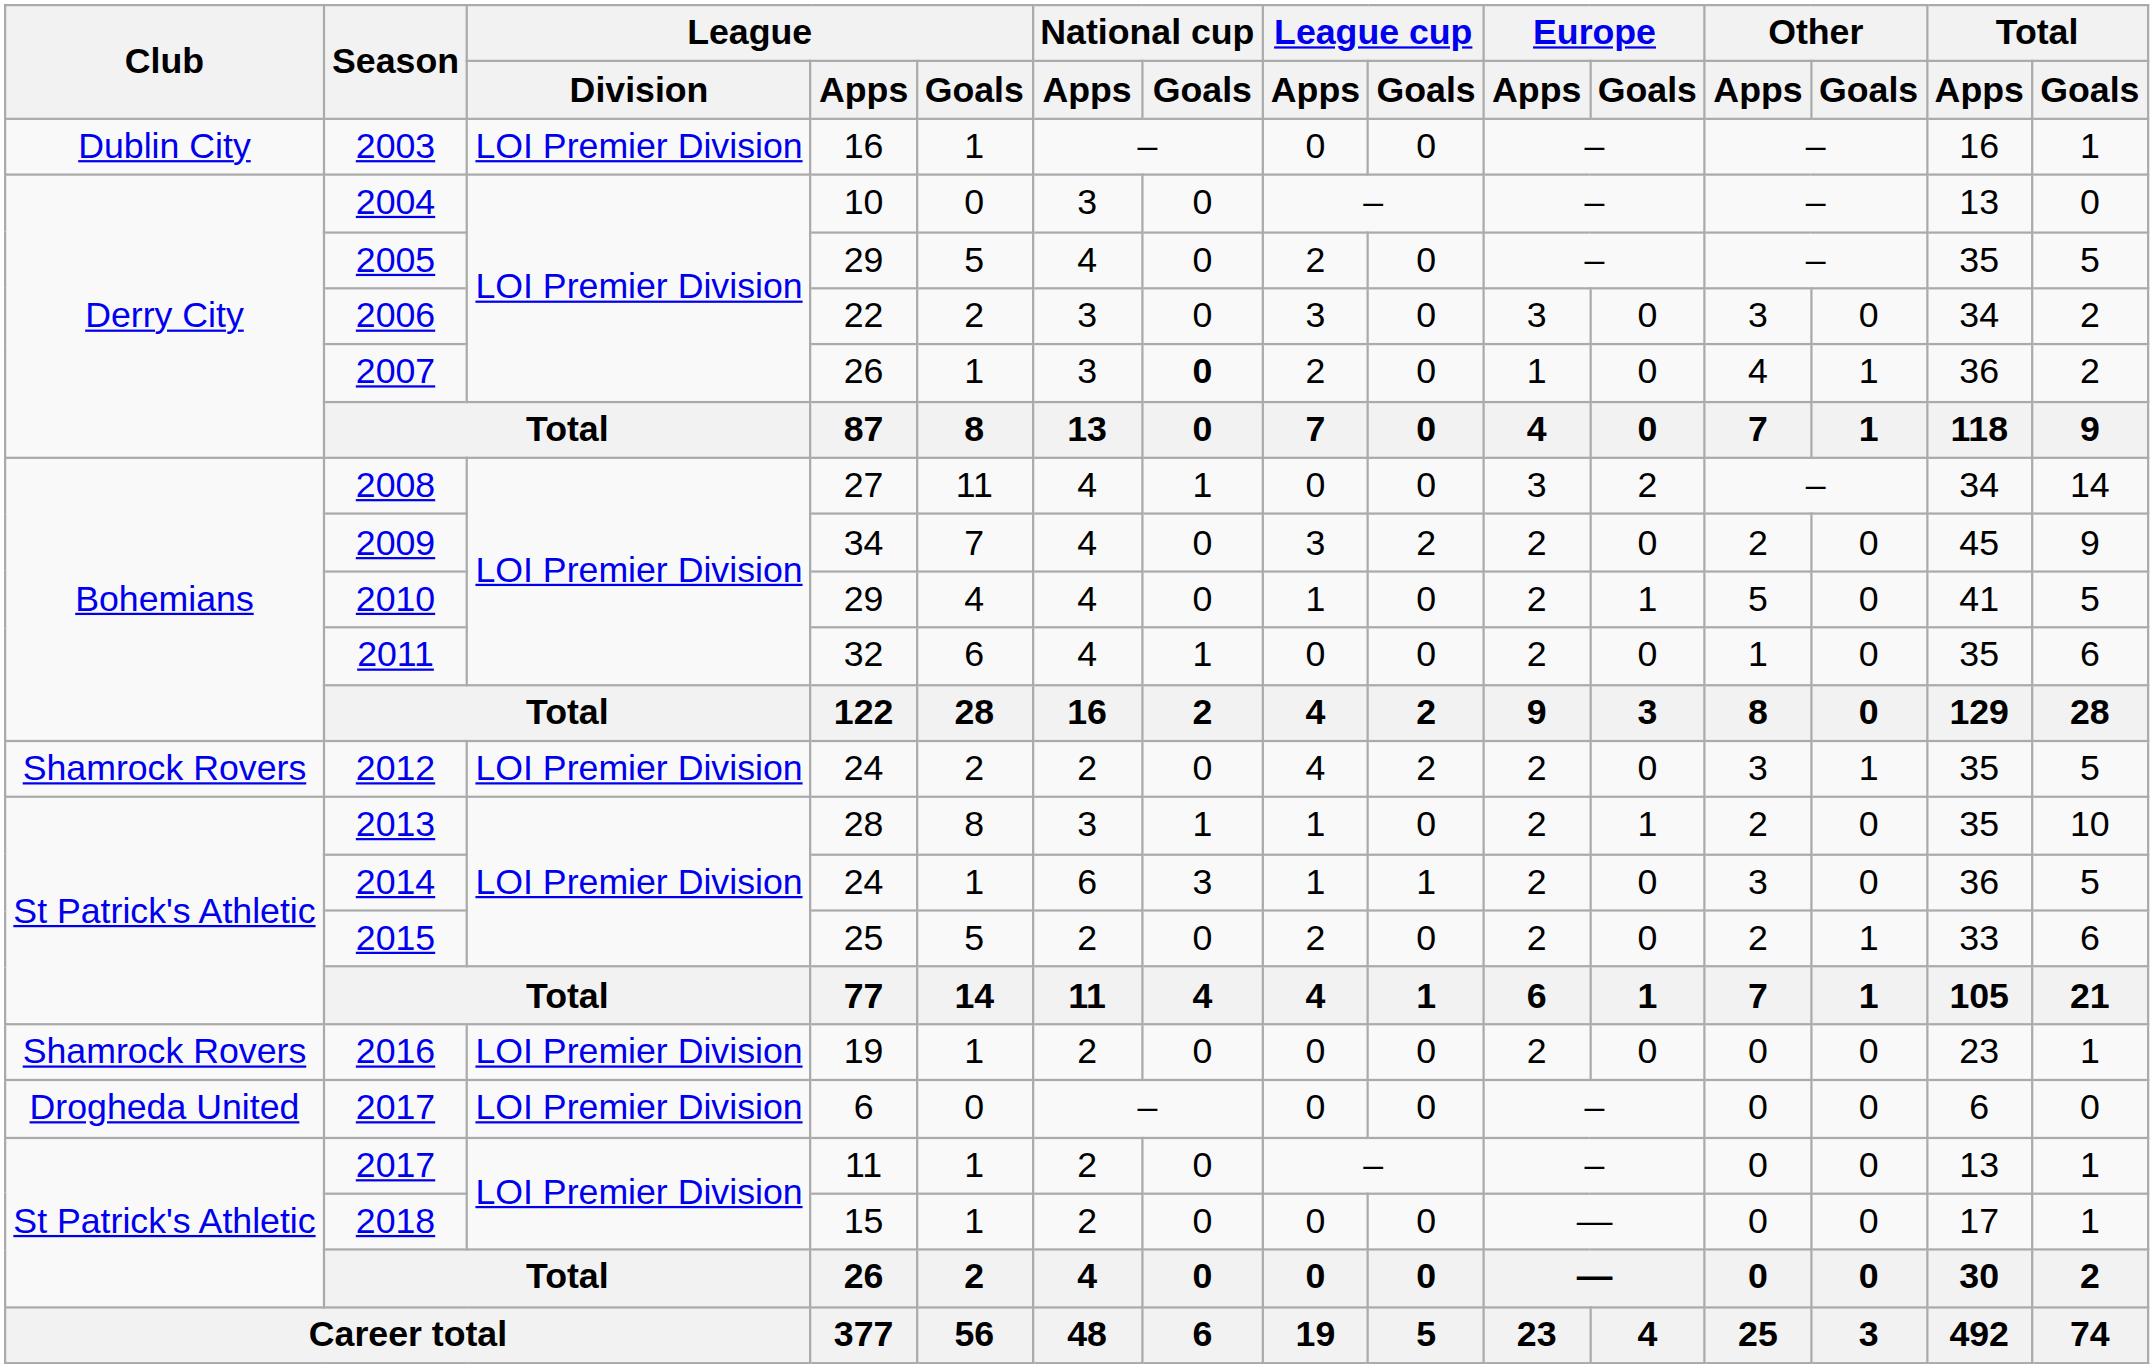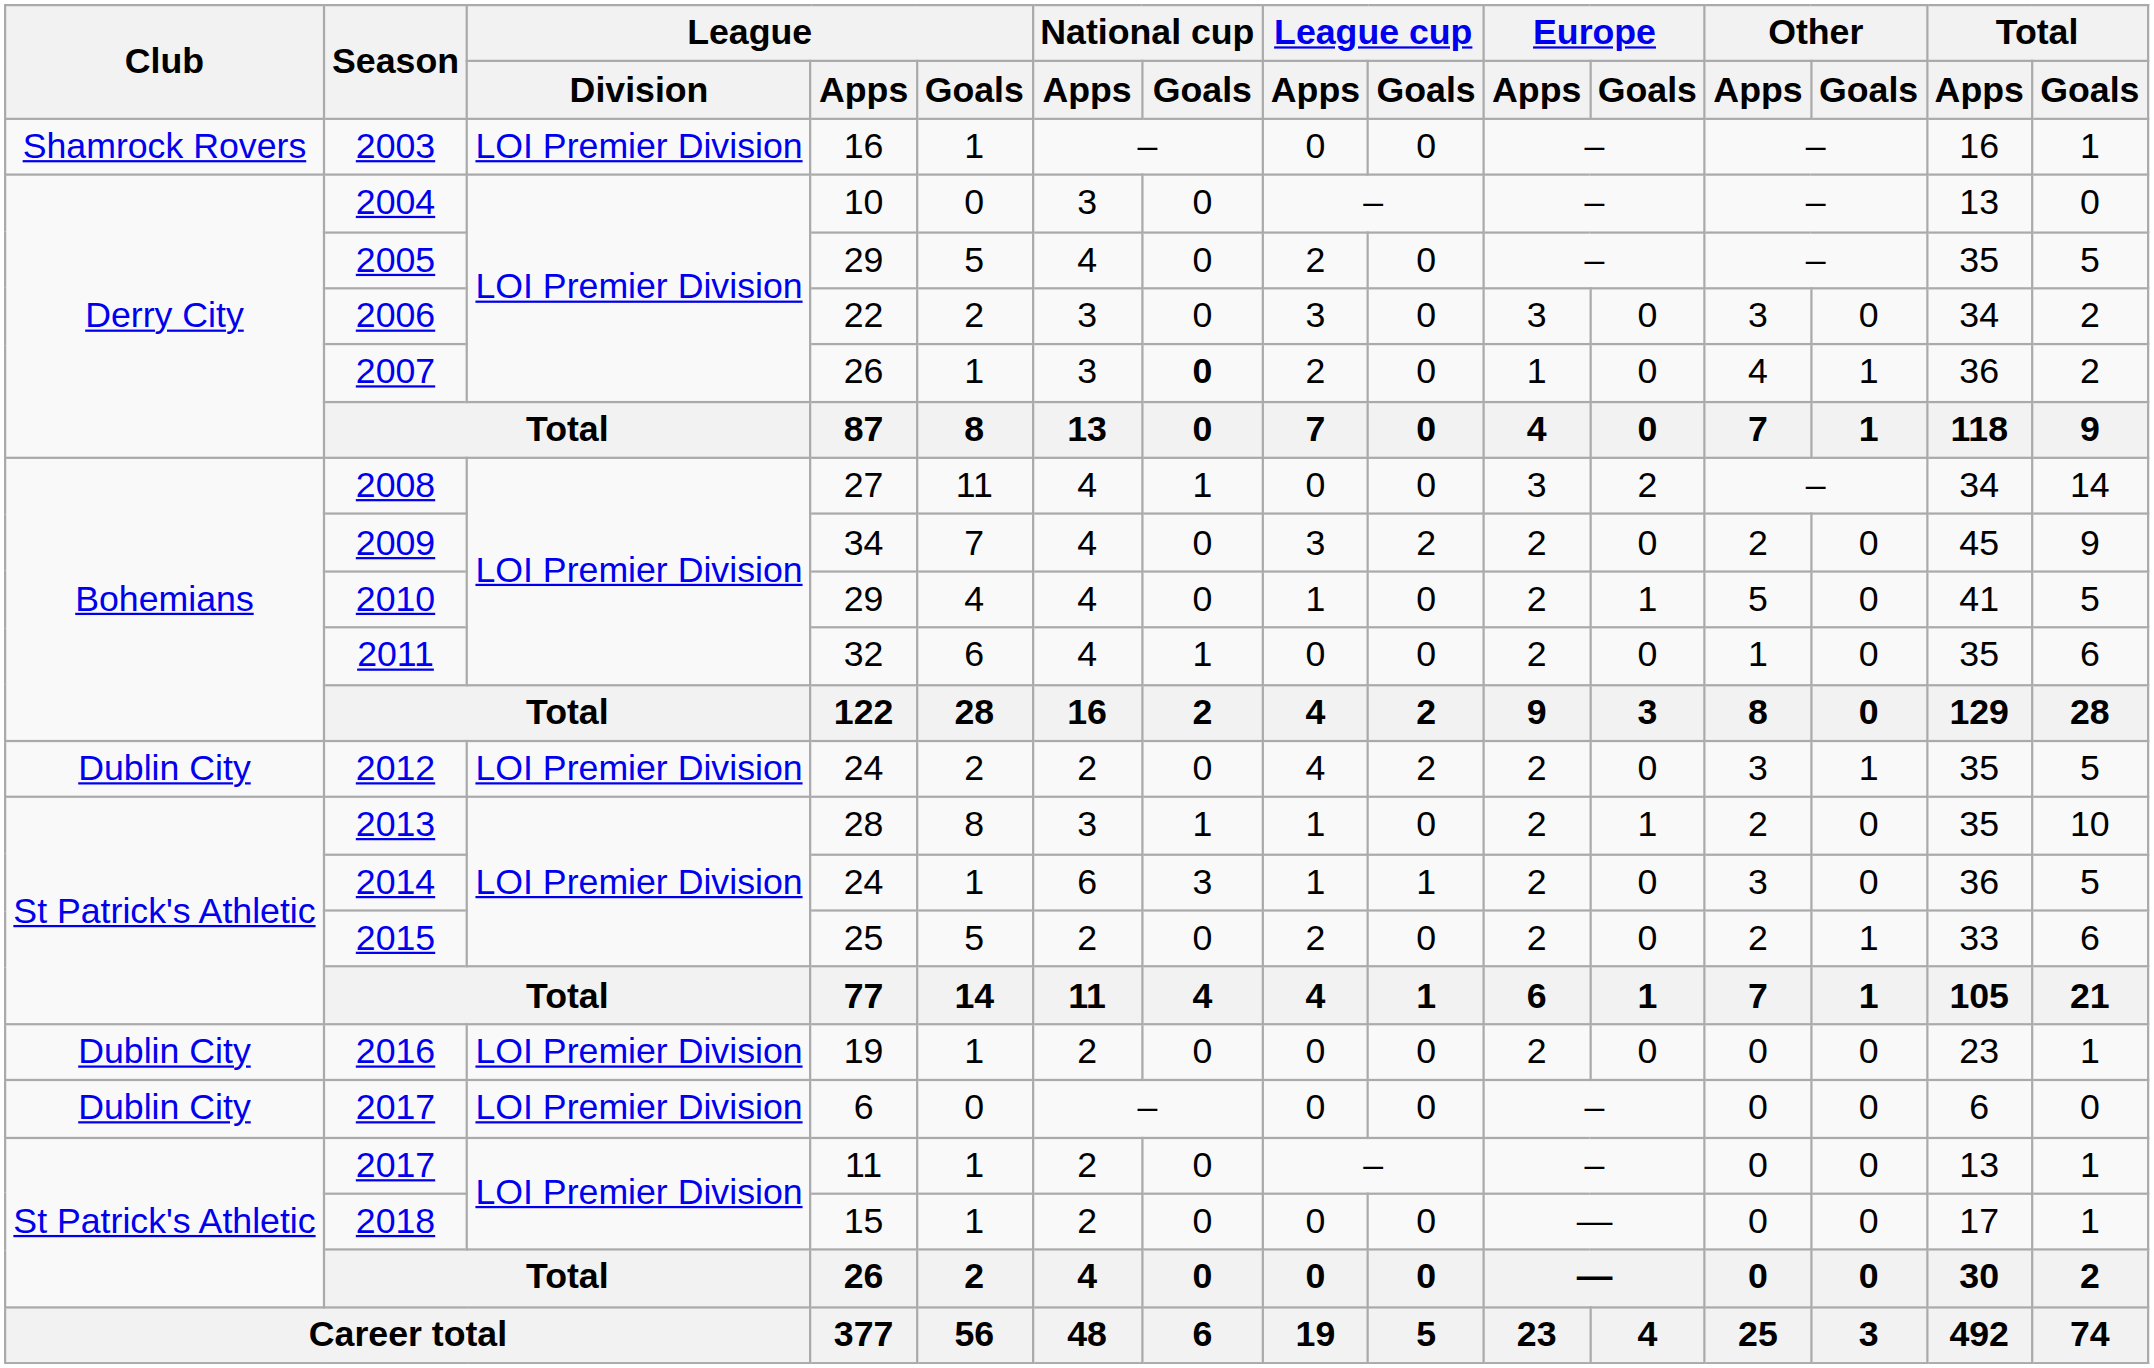(164, 145) Dublin City -> (164, 145) Shamrock Rovers
(164, 768) Shamrock Rovers -> (164, 768) Dublin City
(164, 1051) Shamrock Rovers -> (164, 1051) Dublin City
(164, 1107) Drogheda United -> (164, 1107) Dublin City
